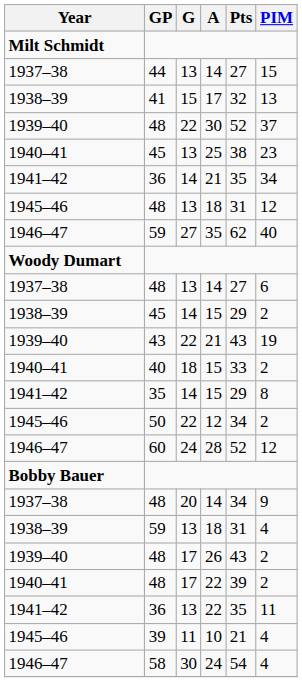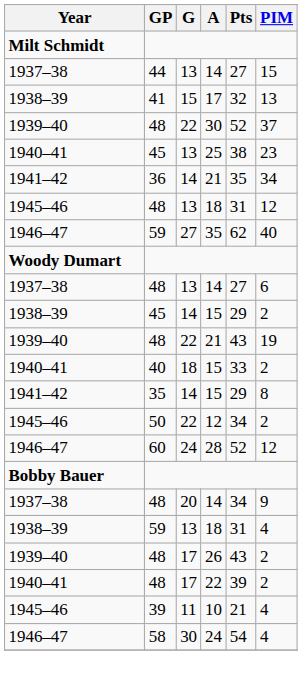(157, 340) 43 -> (157, 340) 48
- row: (38, 609)
